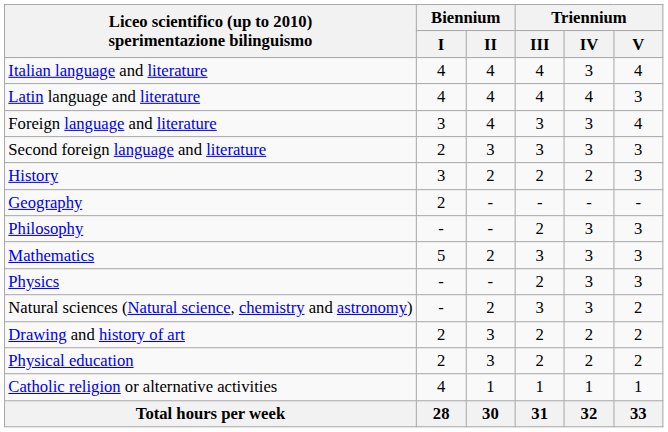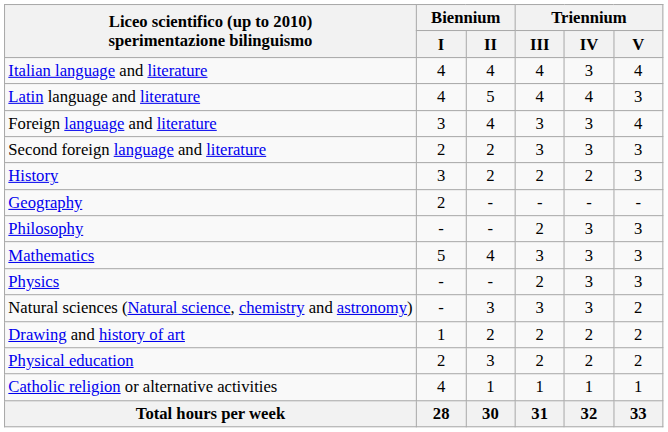(490, 96) 4 -> (490, 96) 5
(490, 149) 3 -> (490, 149) 2
(490, 255) 2 -> (490, 255) 4
(490, 307) 2 -> (490, 307) 3
(441, 334) 2 -> (441, 334) 1
(490, 334) 3 -> (490, 334) 2
